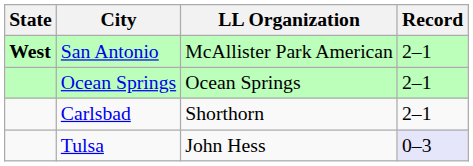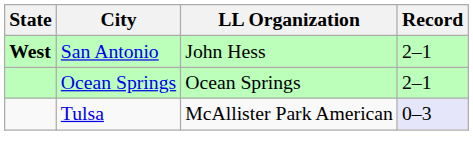(289, 51) McAllister Park American -> (225, 51) John Hess
- row: (96, 113)
(225, 144) John Hess -> (289, 113) McAllister Park American
